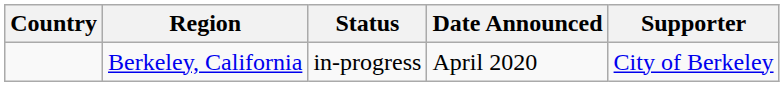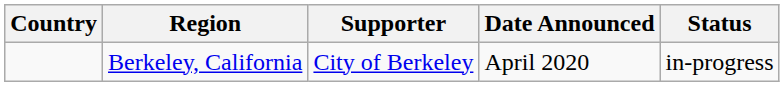columns swapped: (694, 23) <-> (367, 23)
